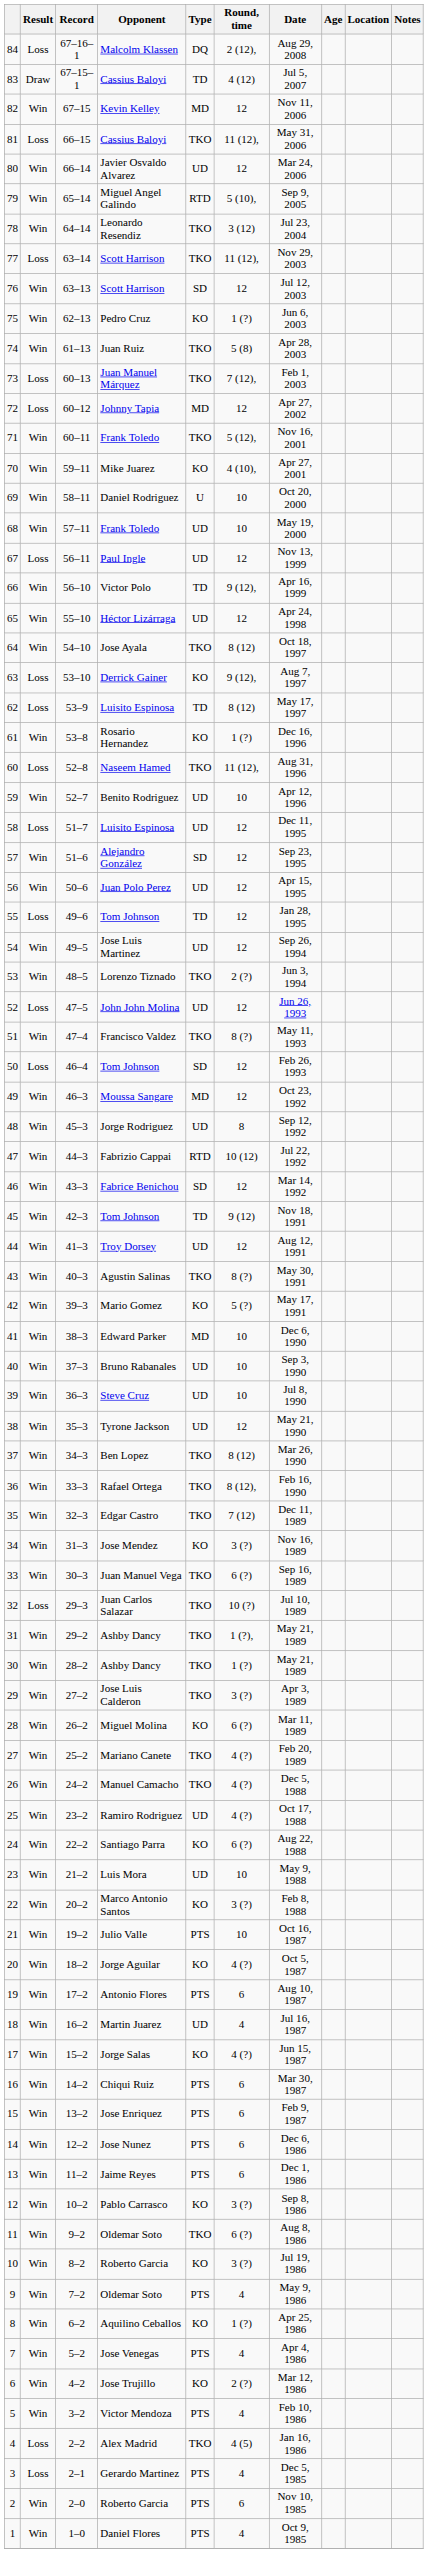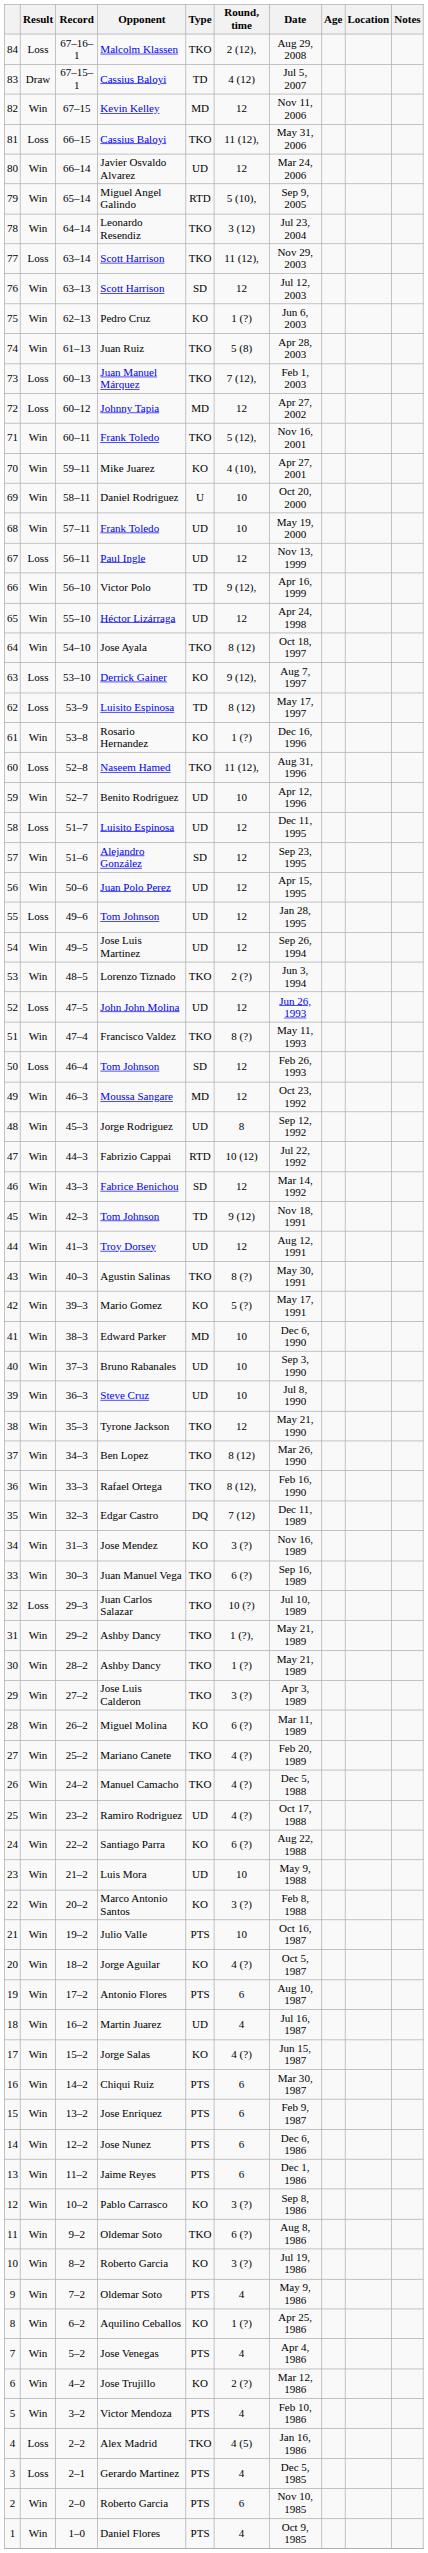(200, 49) DQ -> (200, 49) TKO
(200, 917) TD -> (200, 917) UD
(200, 1426) UD -> (200, 1426) TKO
(200, 1515) TKO -> (200, 1515) DQ
